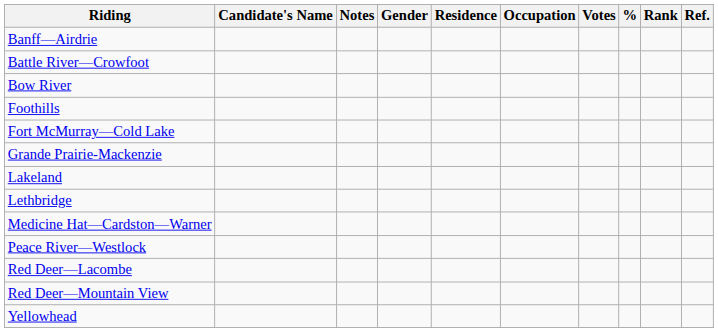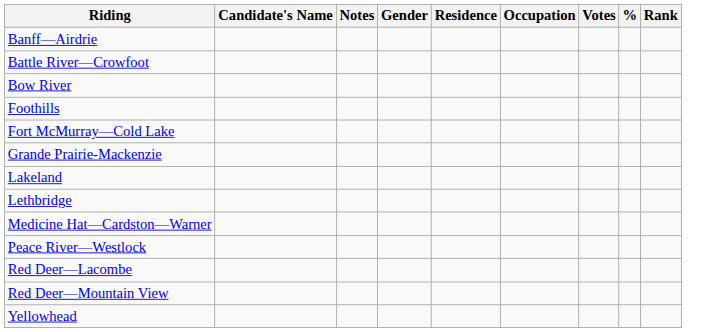- column: (697, 16)
